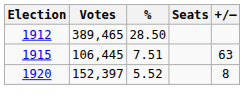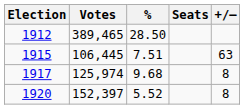+ row: (37, 74)
